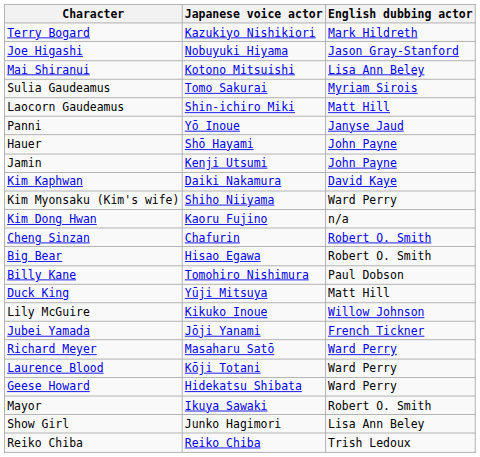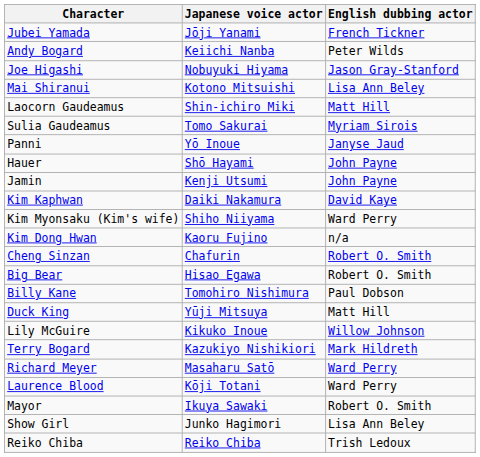rows swapped: (48, 32) <-> (48, 331)
+ row: (45, 51)
rows swapped: (59, 88) <-> (66, 107)
- row: (48, 387)
